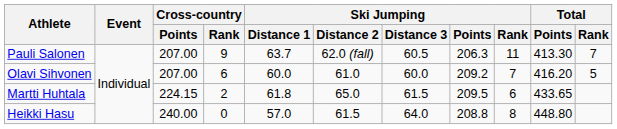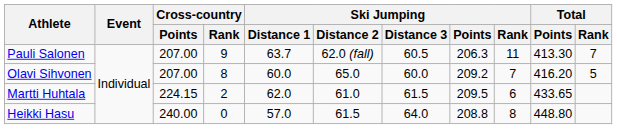(224, 74) 6 -> (224, 74) 8
(348, 74) 61.0 -> (348, 74) 65.0
(279, 94) 61.8 -> (279, 94) 62.0
(348, 94) 65.0 -> (348, 94) 61.0
